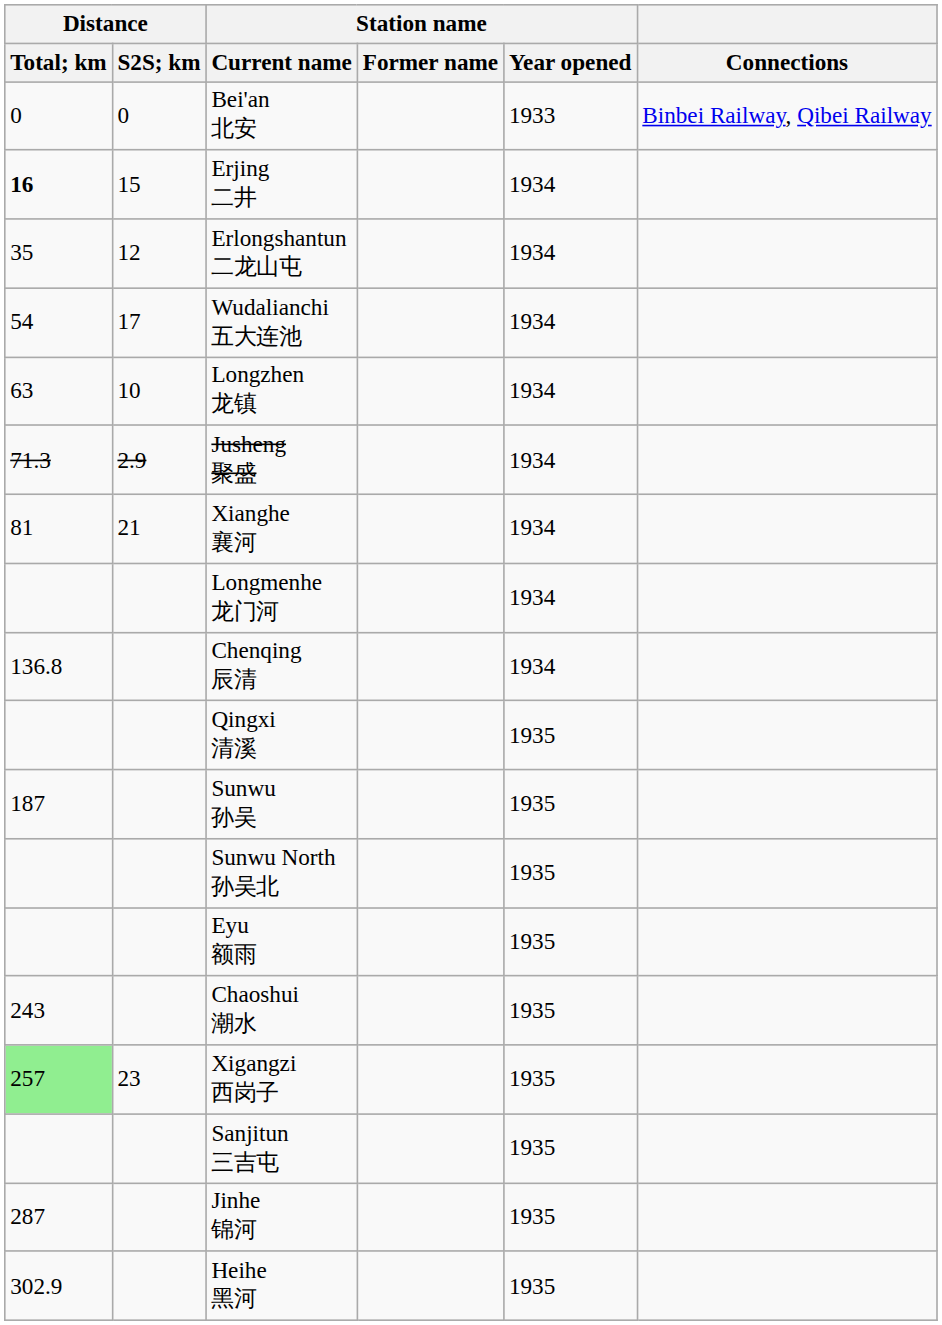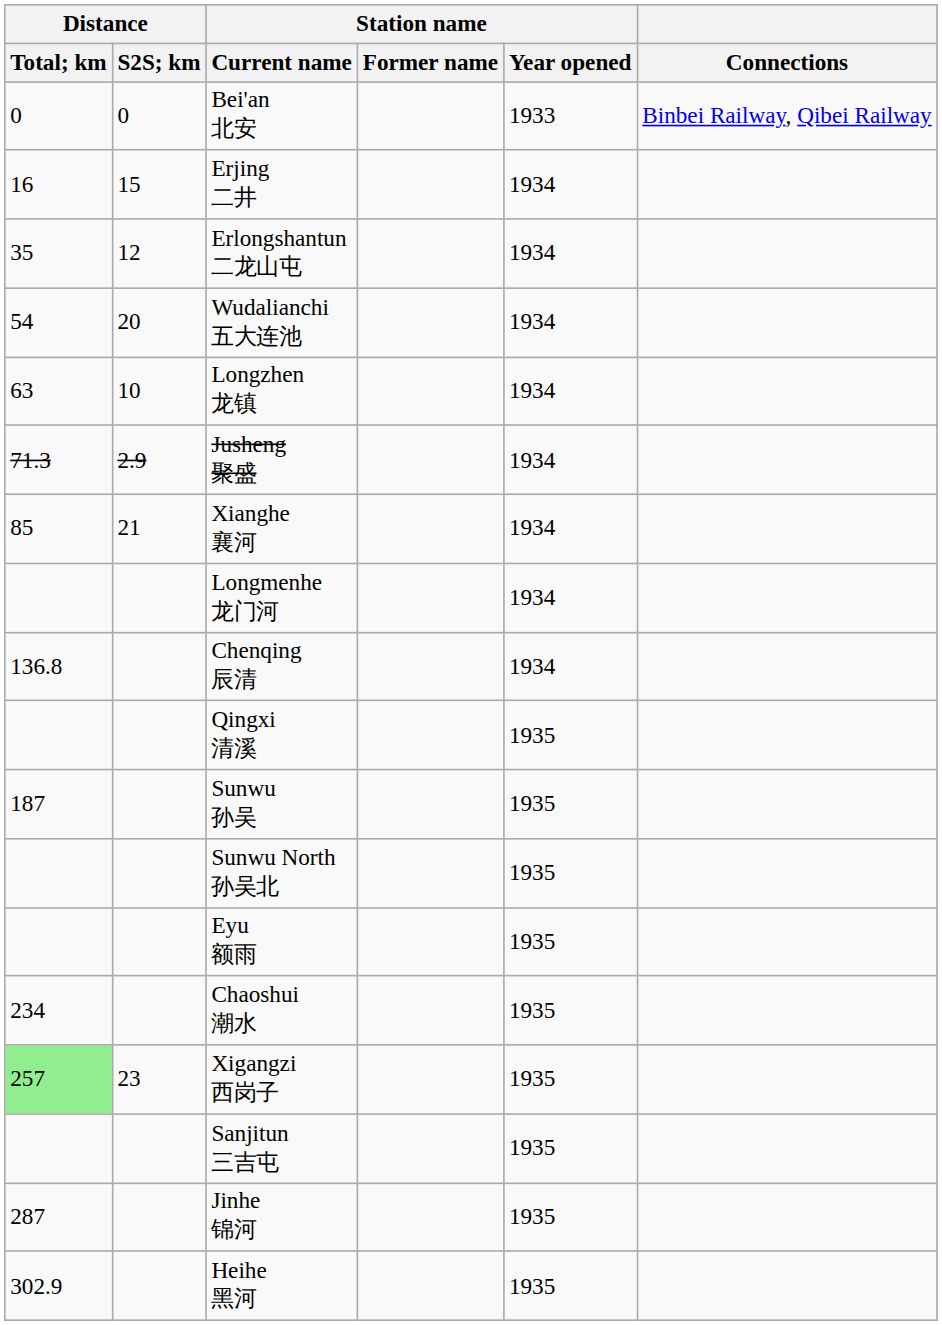(22, 184) bold -> (22, 184) normal
(129, 322) 17 -> (129, 322) 20
(22, 528) 81 -> (22, 528) 85
(28, 1010) 243 -> (28, 1010) 234
